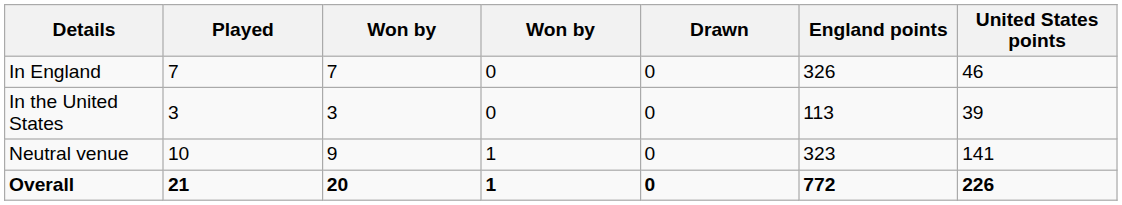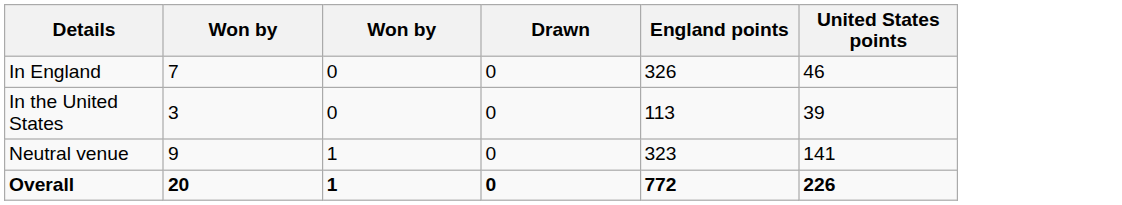- column: (243, 30)
